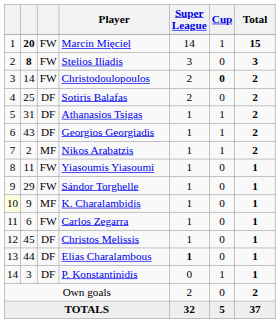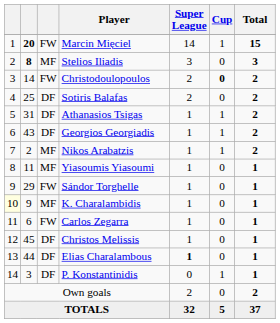(48, 61) FW -> (48, 61) MF
(48, 168) FW -> (48, 168) MF
